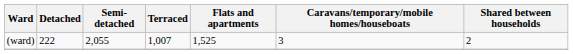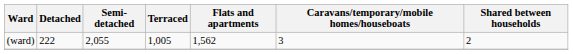(159, 40) 1,007 -> (159, 40) 1,005
(204, 40) 1,525 -> (204, 40) 1,562
